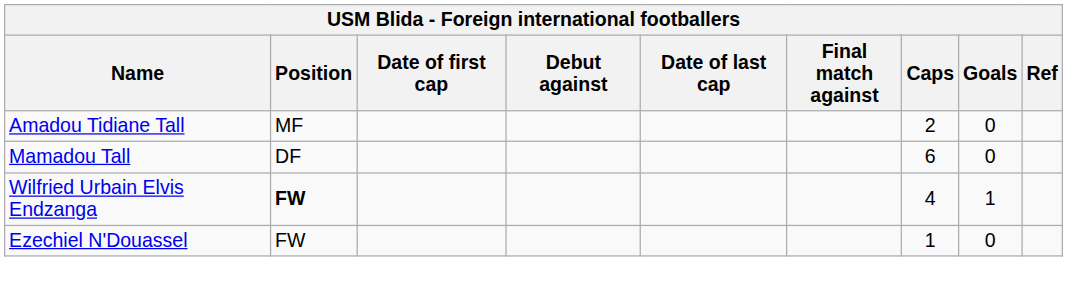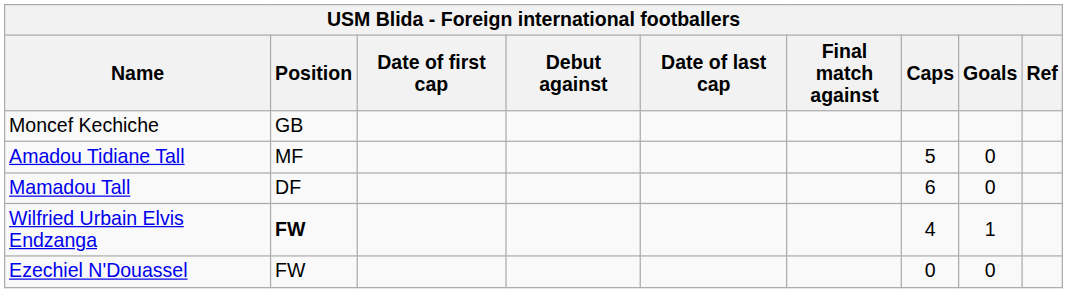+ row: (84, 125)
(930, 125) 2 -> (930, 156) 5
(930, 240) 1 -> (930, 271) 0
